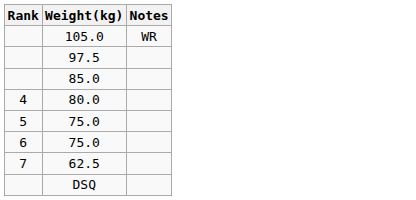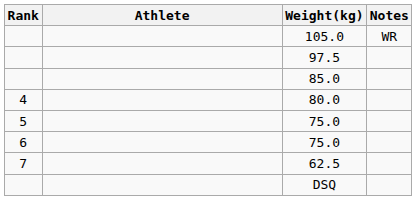+ column: (162, 15)
